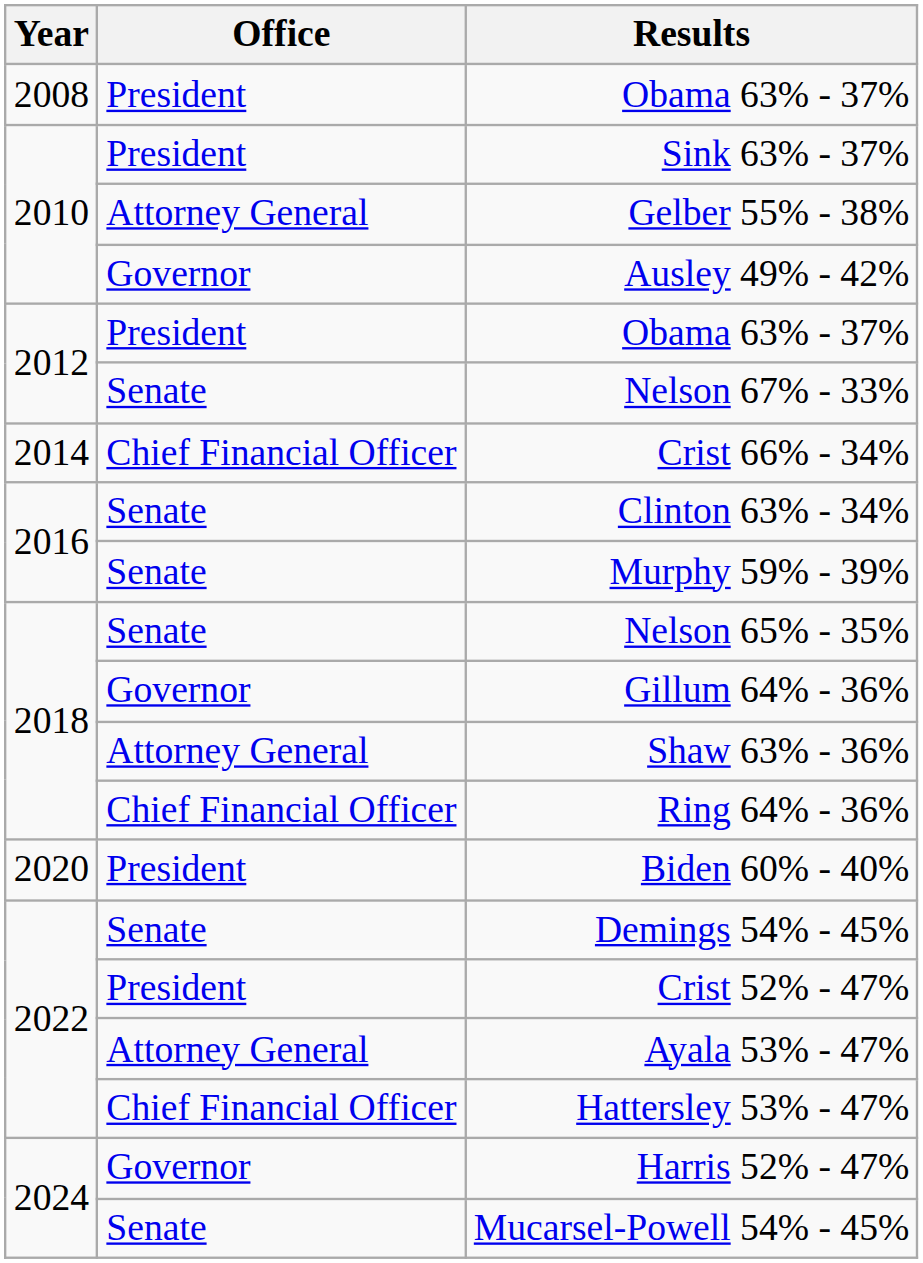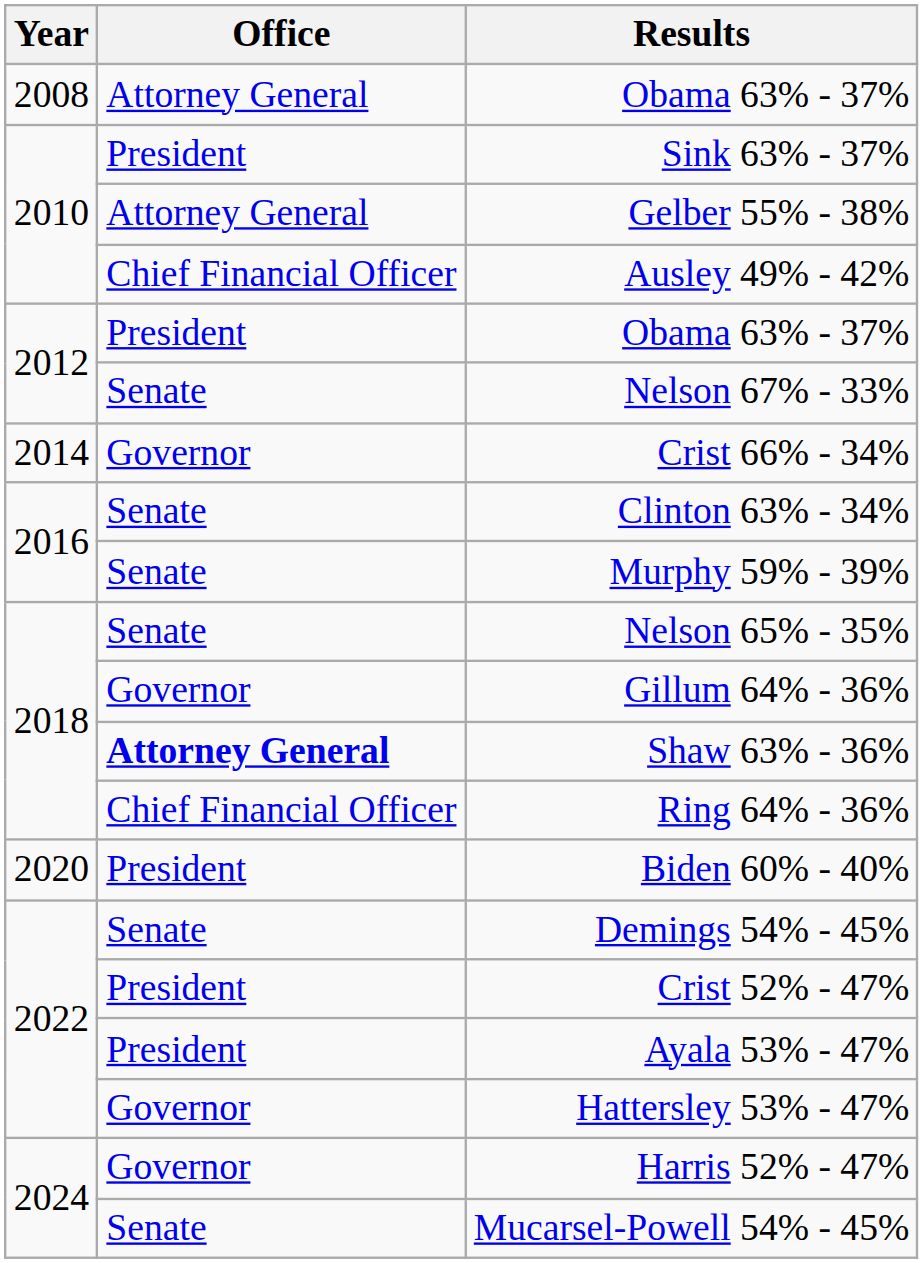(176, 93) President -> (237, 93) Attorney General
(178, 272) Governor -> (281, 272) Chief Financial Officer
(281, 451) Chief Financial Officer -> (178, 451) Governor
(237, 749) normal -> (248, 749) bold
(237, 1048) Attorney General -> (176, 1048) President
(281, 1107) Chief Financial Officer -> (178, 1107) Governor
